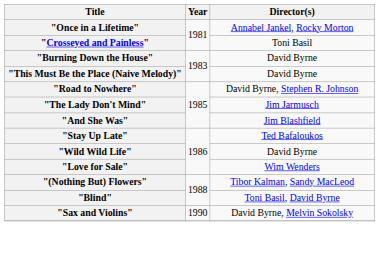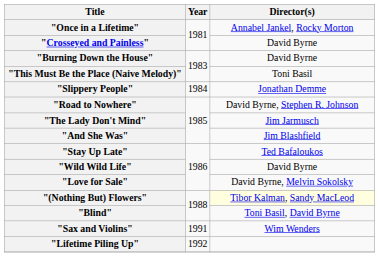(292, 43) Toni Basil -> (292, 43) David Byrne
(292, 74) David Byrne -> (292, 74) Toni Basil
+ row: (95, 89)
(292, 167) Wim Wenders -> (292, 182) David Byrne, Melvin Sokolsky
(292, 182) no background -> (292, 197) lightyellow background
(198, 213) 1990 -> (198, 228) 1991
(292, 213) David Byrne, Melvin Sokolsky -> (292, 228) Wim Wenders
+ row: (95, 244)
